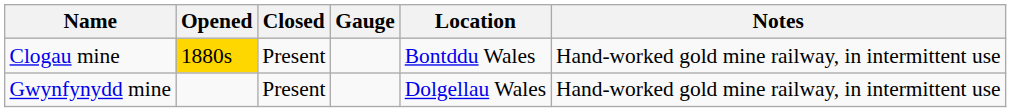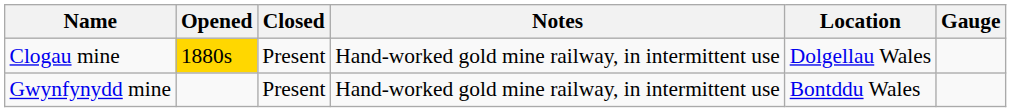columns swapped: (365, 21) <-> (778, 21)
(470, 55) Bontddu Wales -> (860, 55) Dolgellau Wales
(475, 89) Dolgellau Wales -> (855, 89) Bontddu Wales
